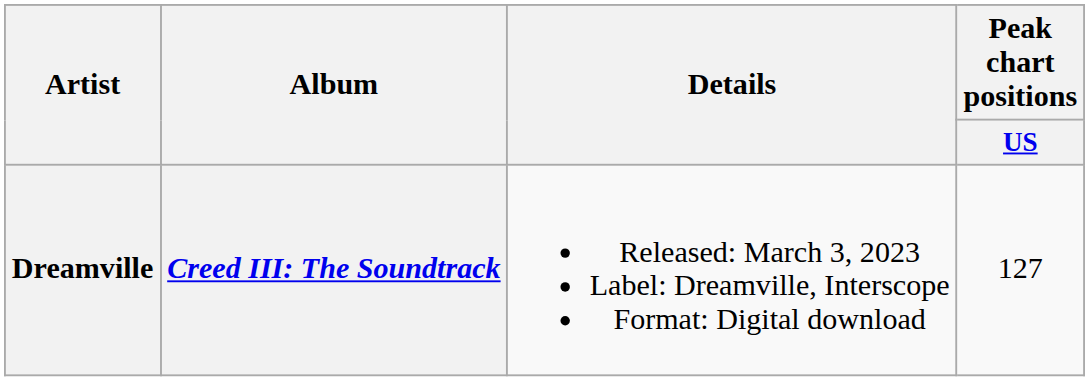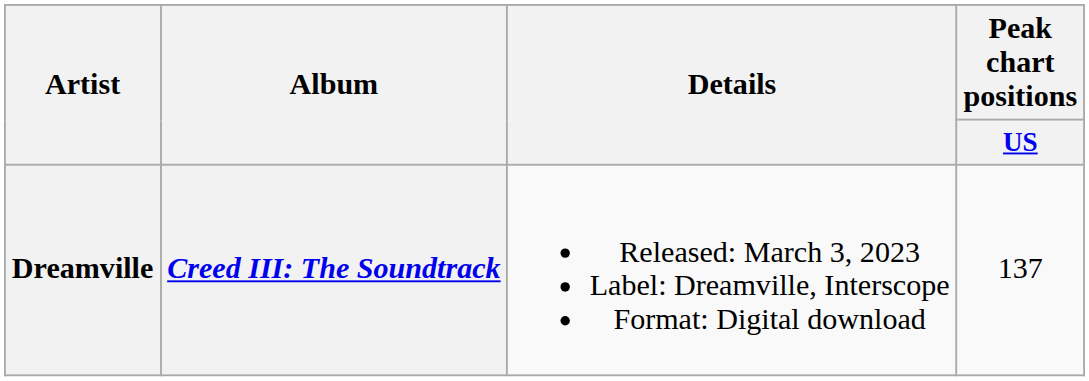(1020, 269) 127 -> (1020, 269) 137
